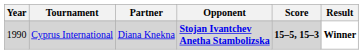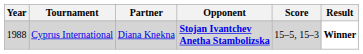(17, 35) 1990 -> (17, 35) 1988
(297, 35) bold -> (297, 35) normal
